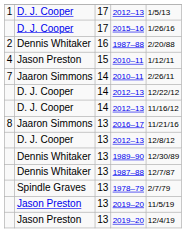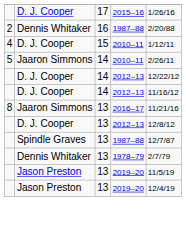- row: (103, 12)
(49, 60) Jason Preston -> (45, 44) D. J. Cooper
(9, 76) 7 -> (9, 60) 5
- row: (103, 156)
(54, 172) Dennis Whitaker -> (51, 140) Spindle Graves
(51, 188) Spindle Graves -> (54, 156) Dennis Whitaker
